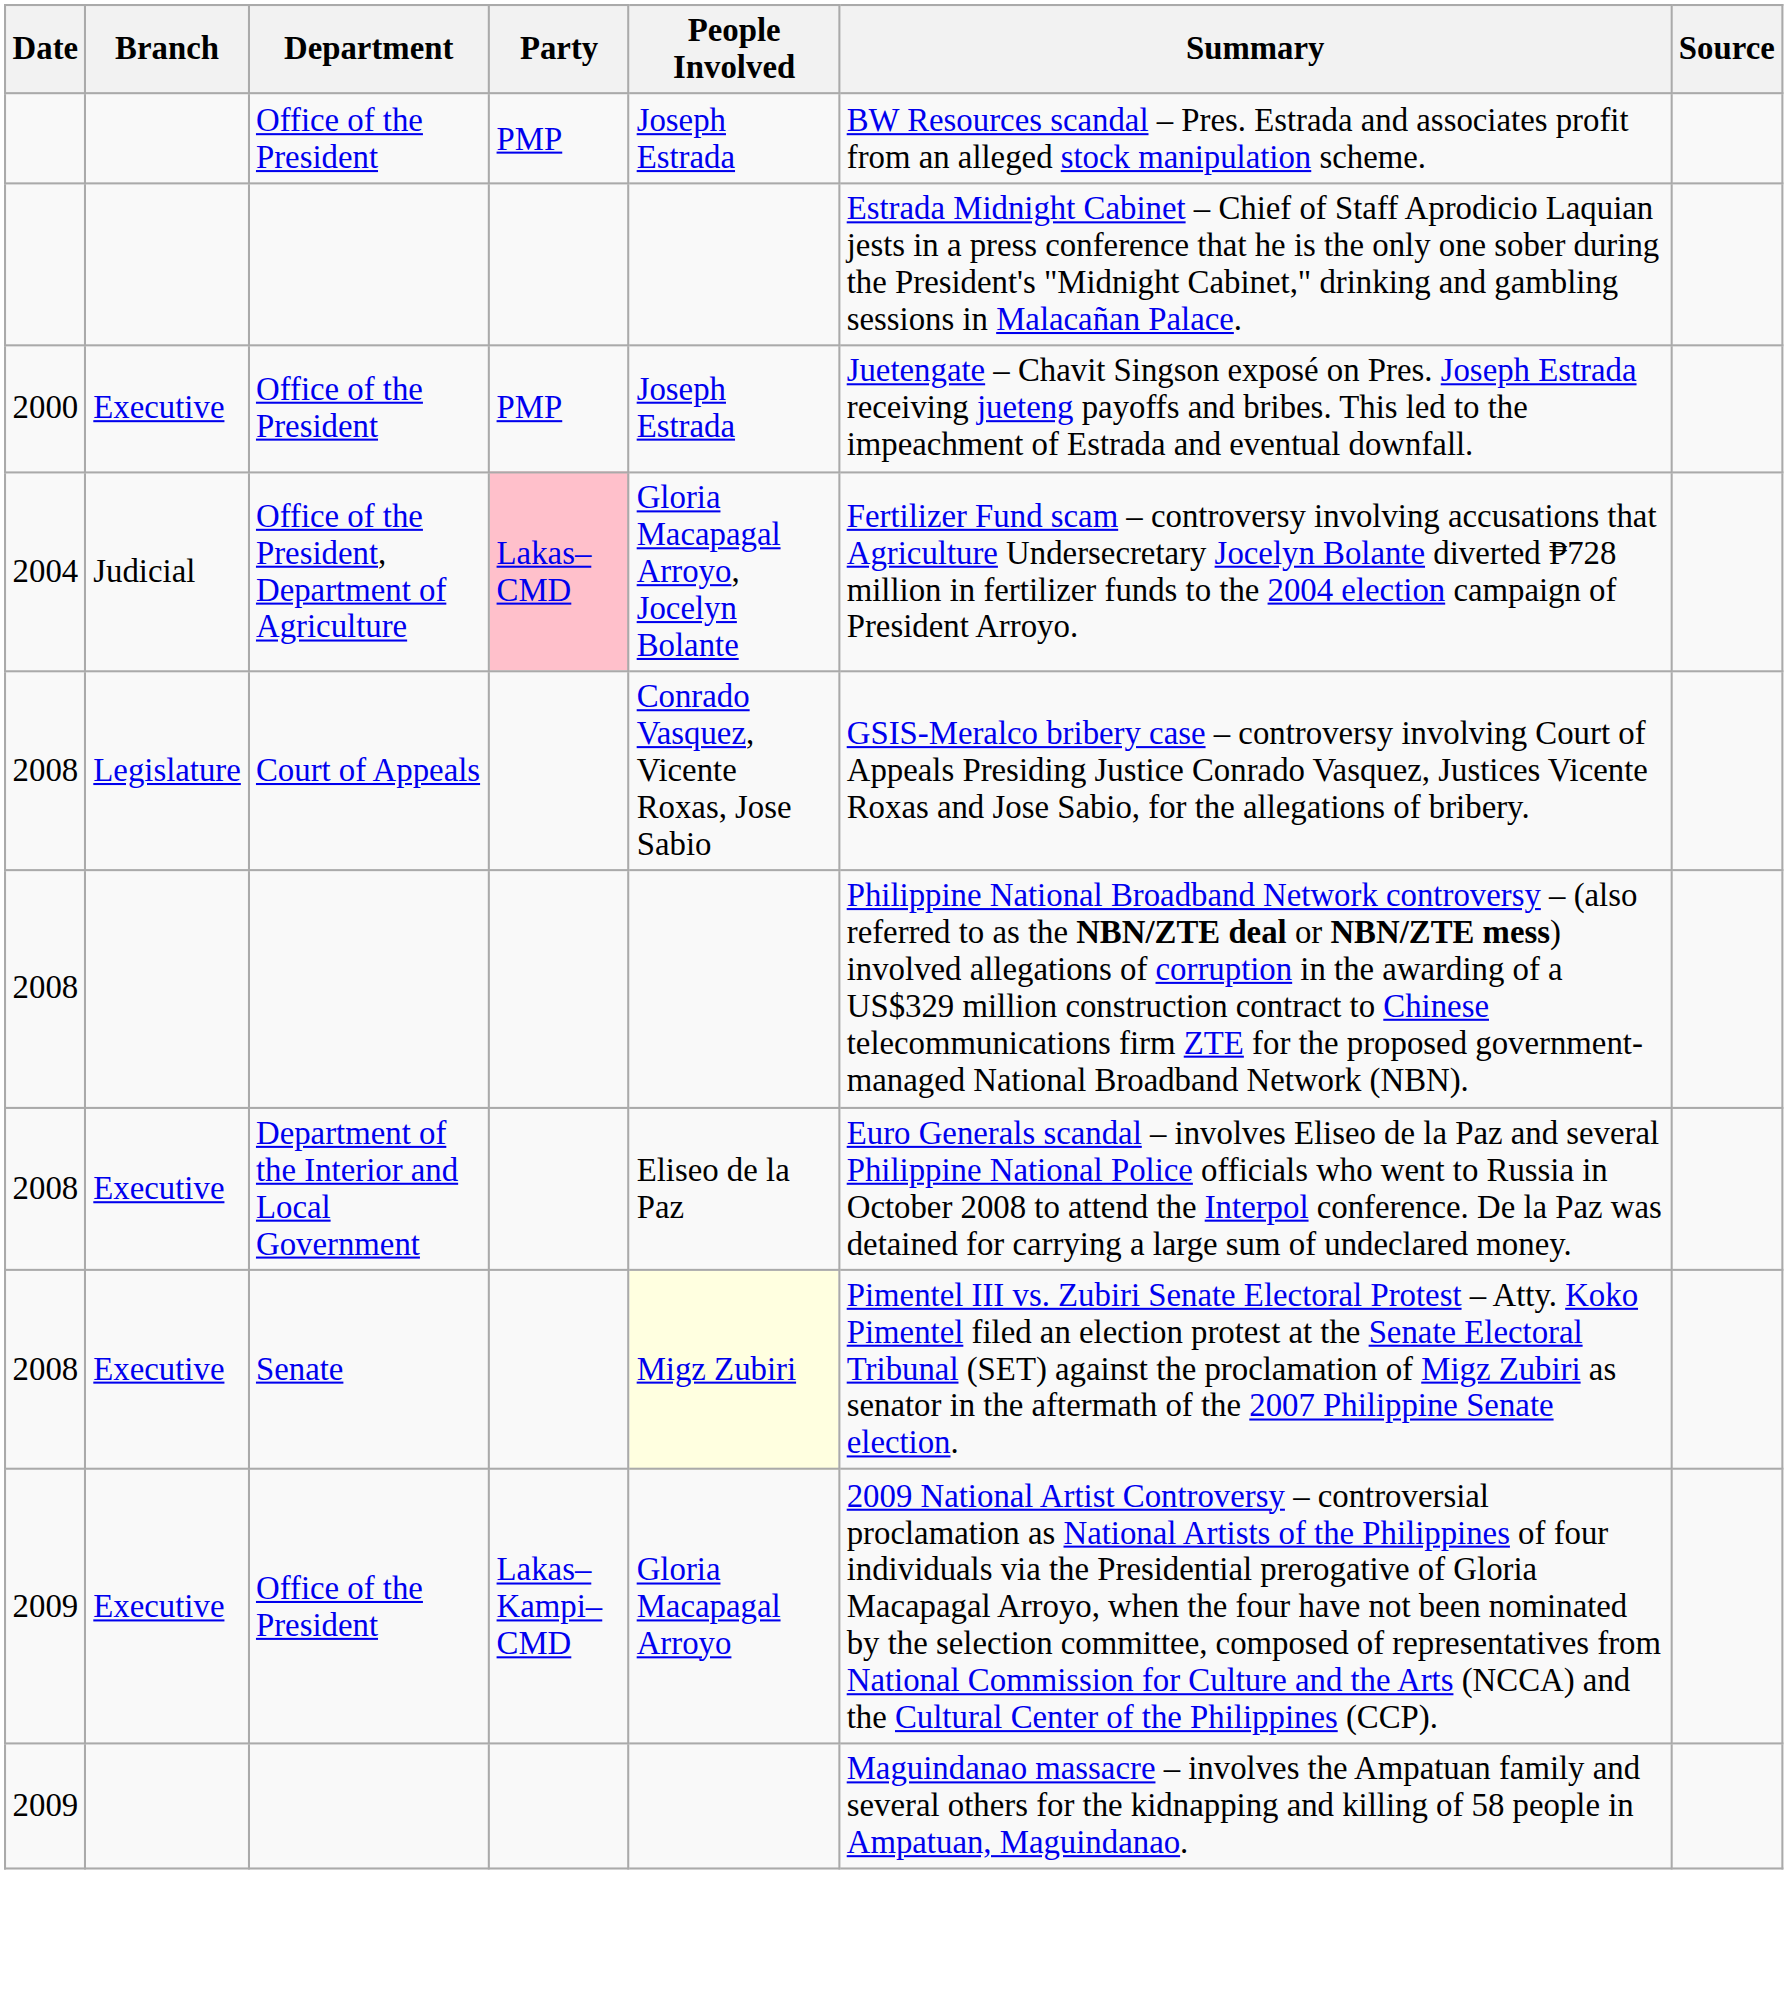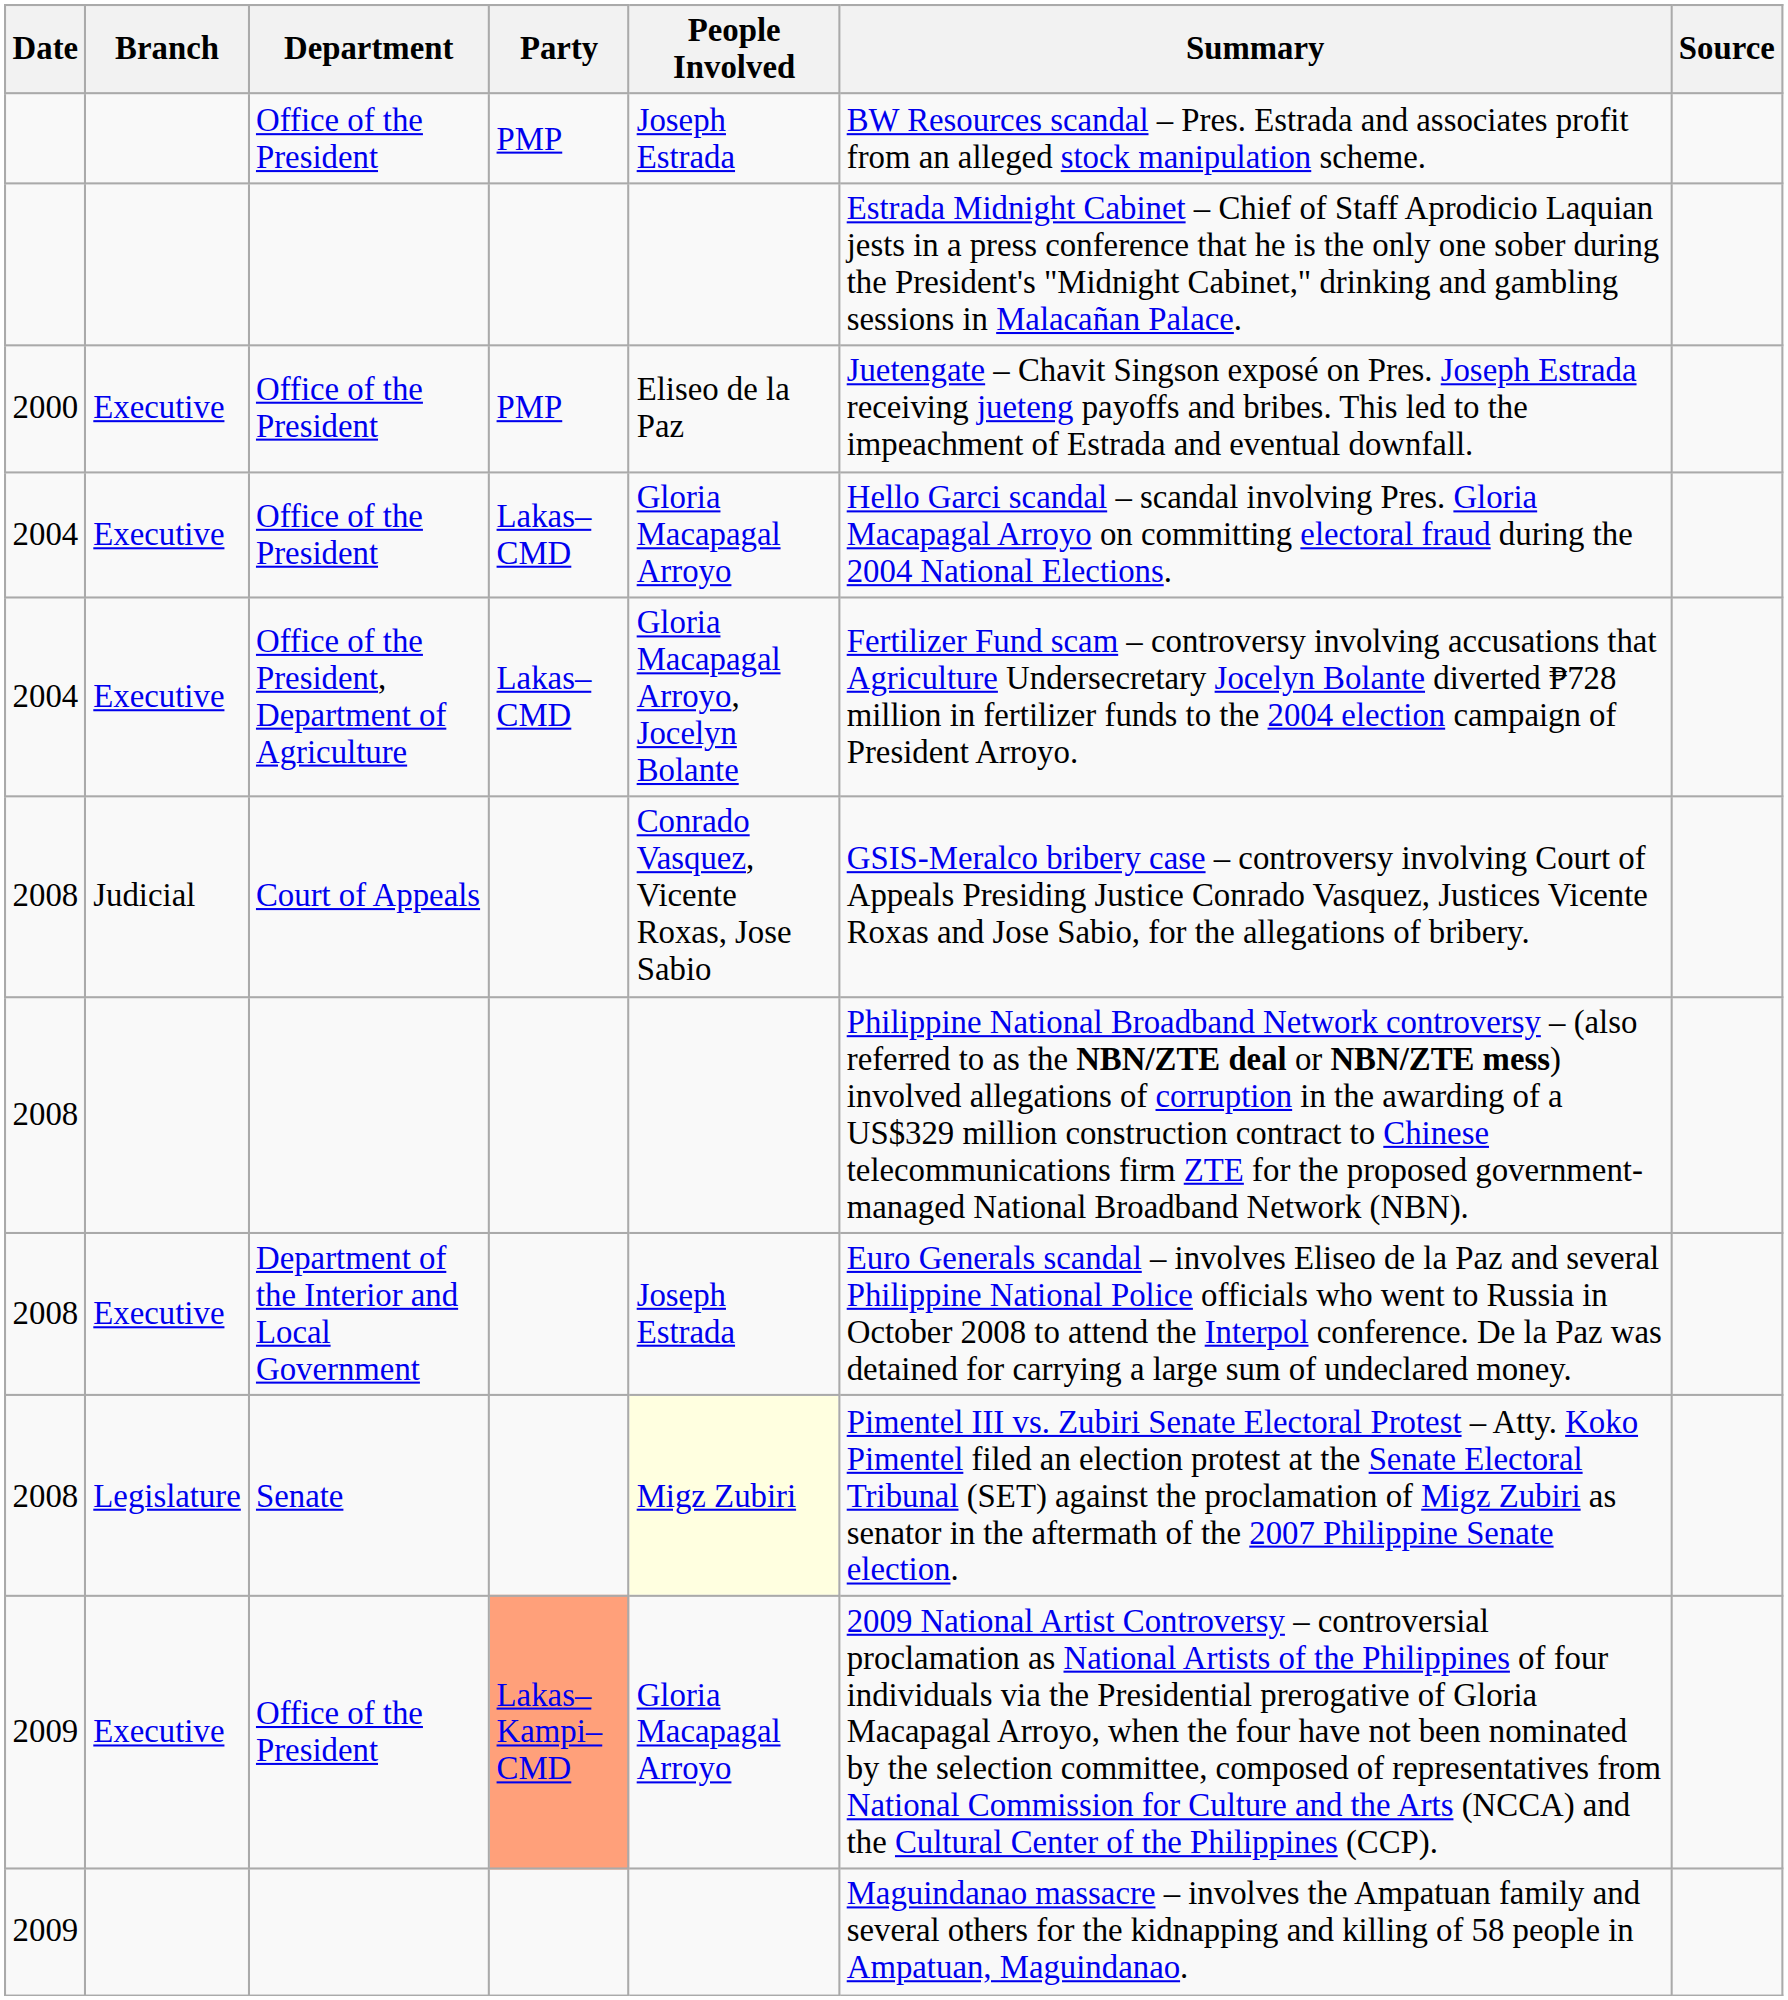(686, 407) Joseph Estrada -> (713, 407) Eliseo de la Paz
+ row: (45, 533)
(144, 570) Judicial -> (159, 696) Executive
(544, 570) pink background -> (544, 696) no background
(167, 770) Legislature -> (144, 896) Judicial
(713, 1187) Eliseo de la Paz -> (686, 1313) Joseph Estrada
(159, 1369) Executive -> (167, 1494) Legislature
(549, 1605) no background -> (549, 1731) lightsalmon background
